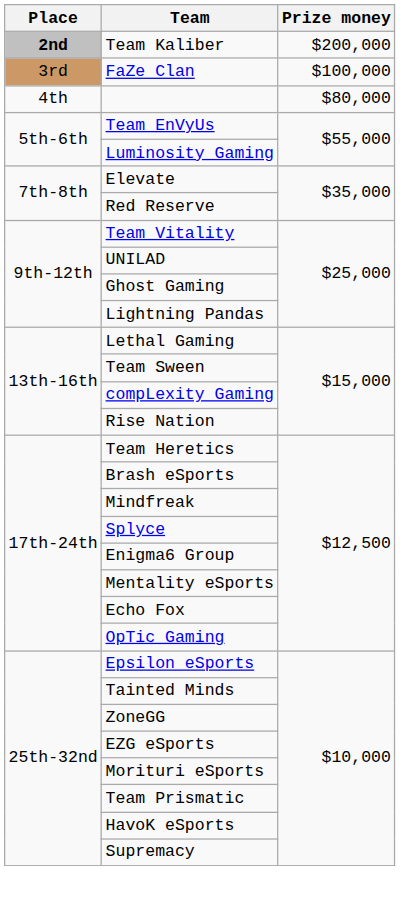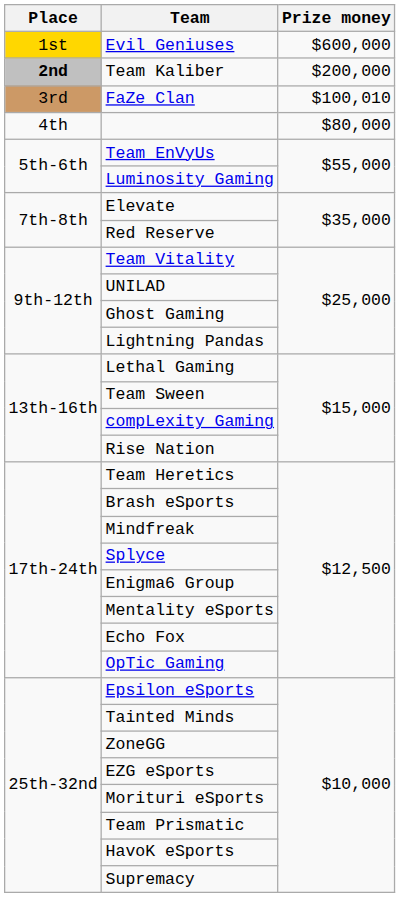+ row: (170, 45)
(351, 72) $100,000 -> (351, 99) $100,010
